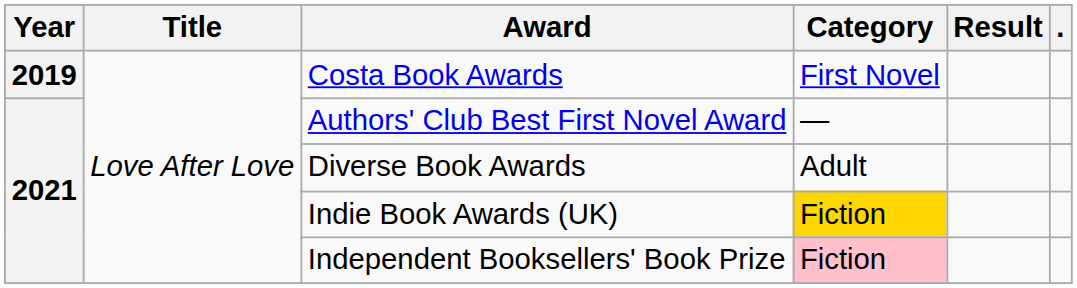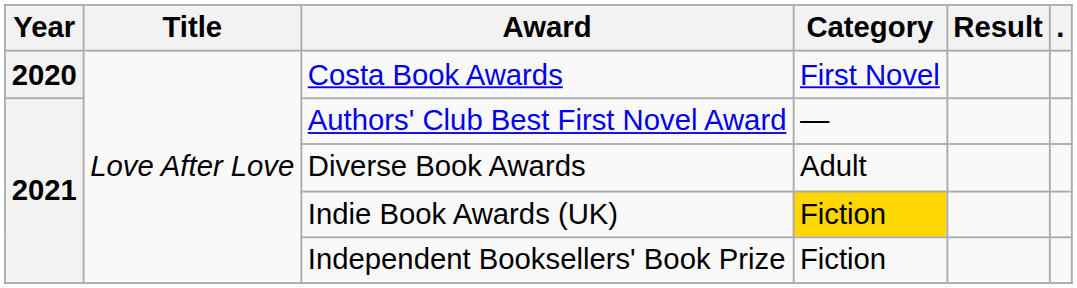(44, 74) 2019 -> (44, 74) 2020
(843, 259) pink background -> (843, 259) no background
